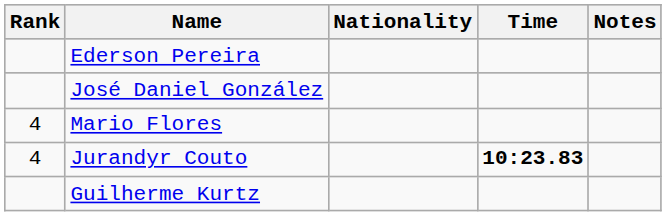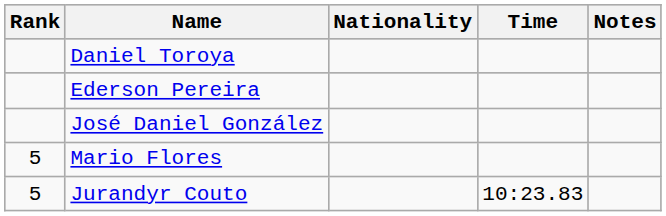+ row: (153, 56)
(35, 125) 4 -> (35, 159) 5
(35, 159) 4 -> (35, 194) 5
(533, 159) bold -> (533, 194) normal
- row: (165, 194)
